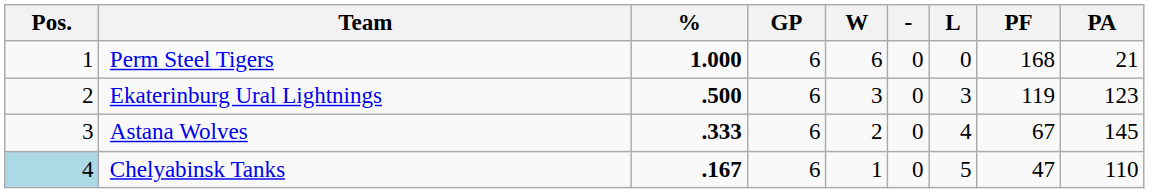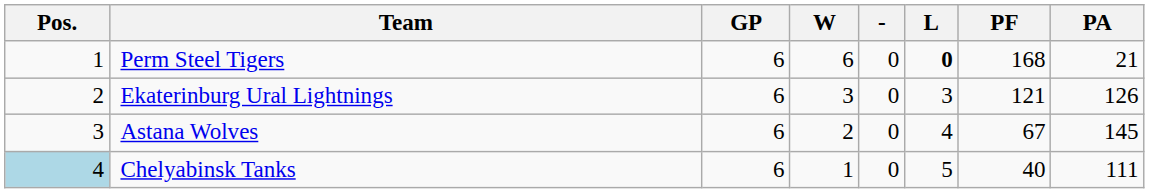- column: (689, 22)
(966, 59) normal -> (947, 59) bold
(1038, 95) 119 -> (1028, 95) 121
(1121, 95) 123 -> (1121, 95) 126
(1043, 168) 47 -> (1034, 168) 40
(1122, 168) 110 -> (1122, 168) 111
